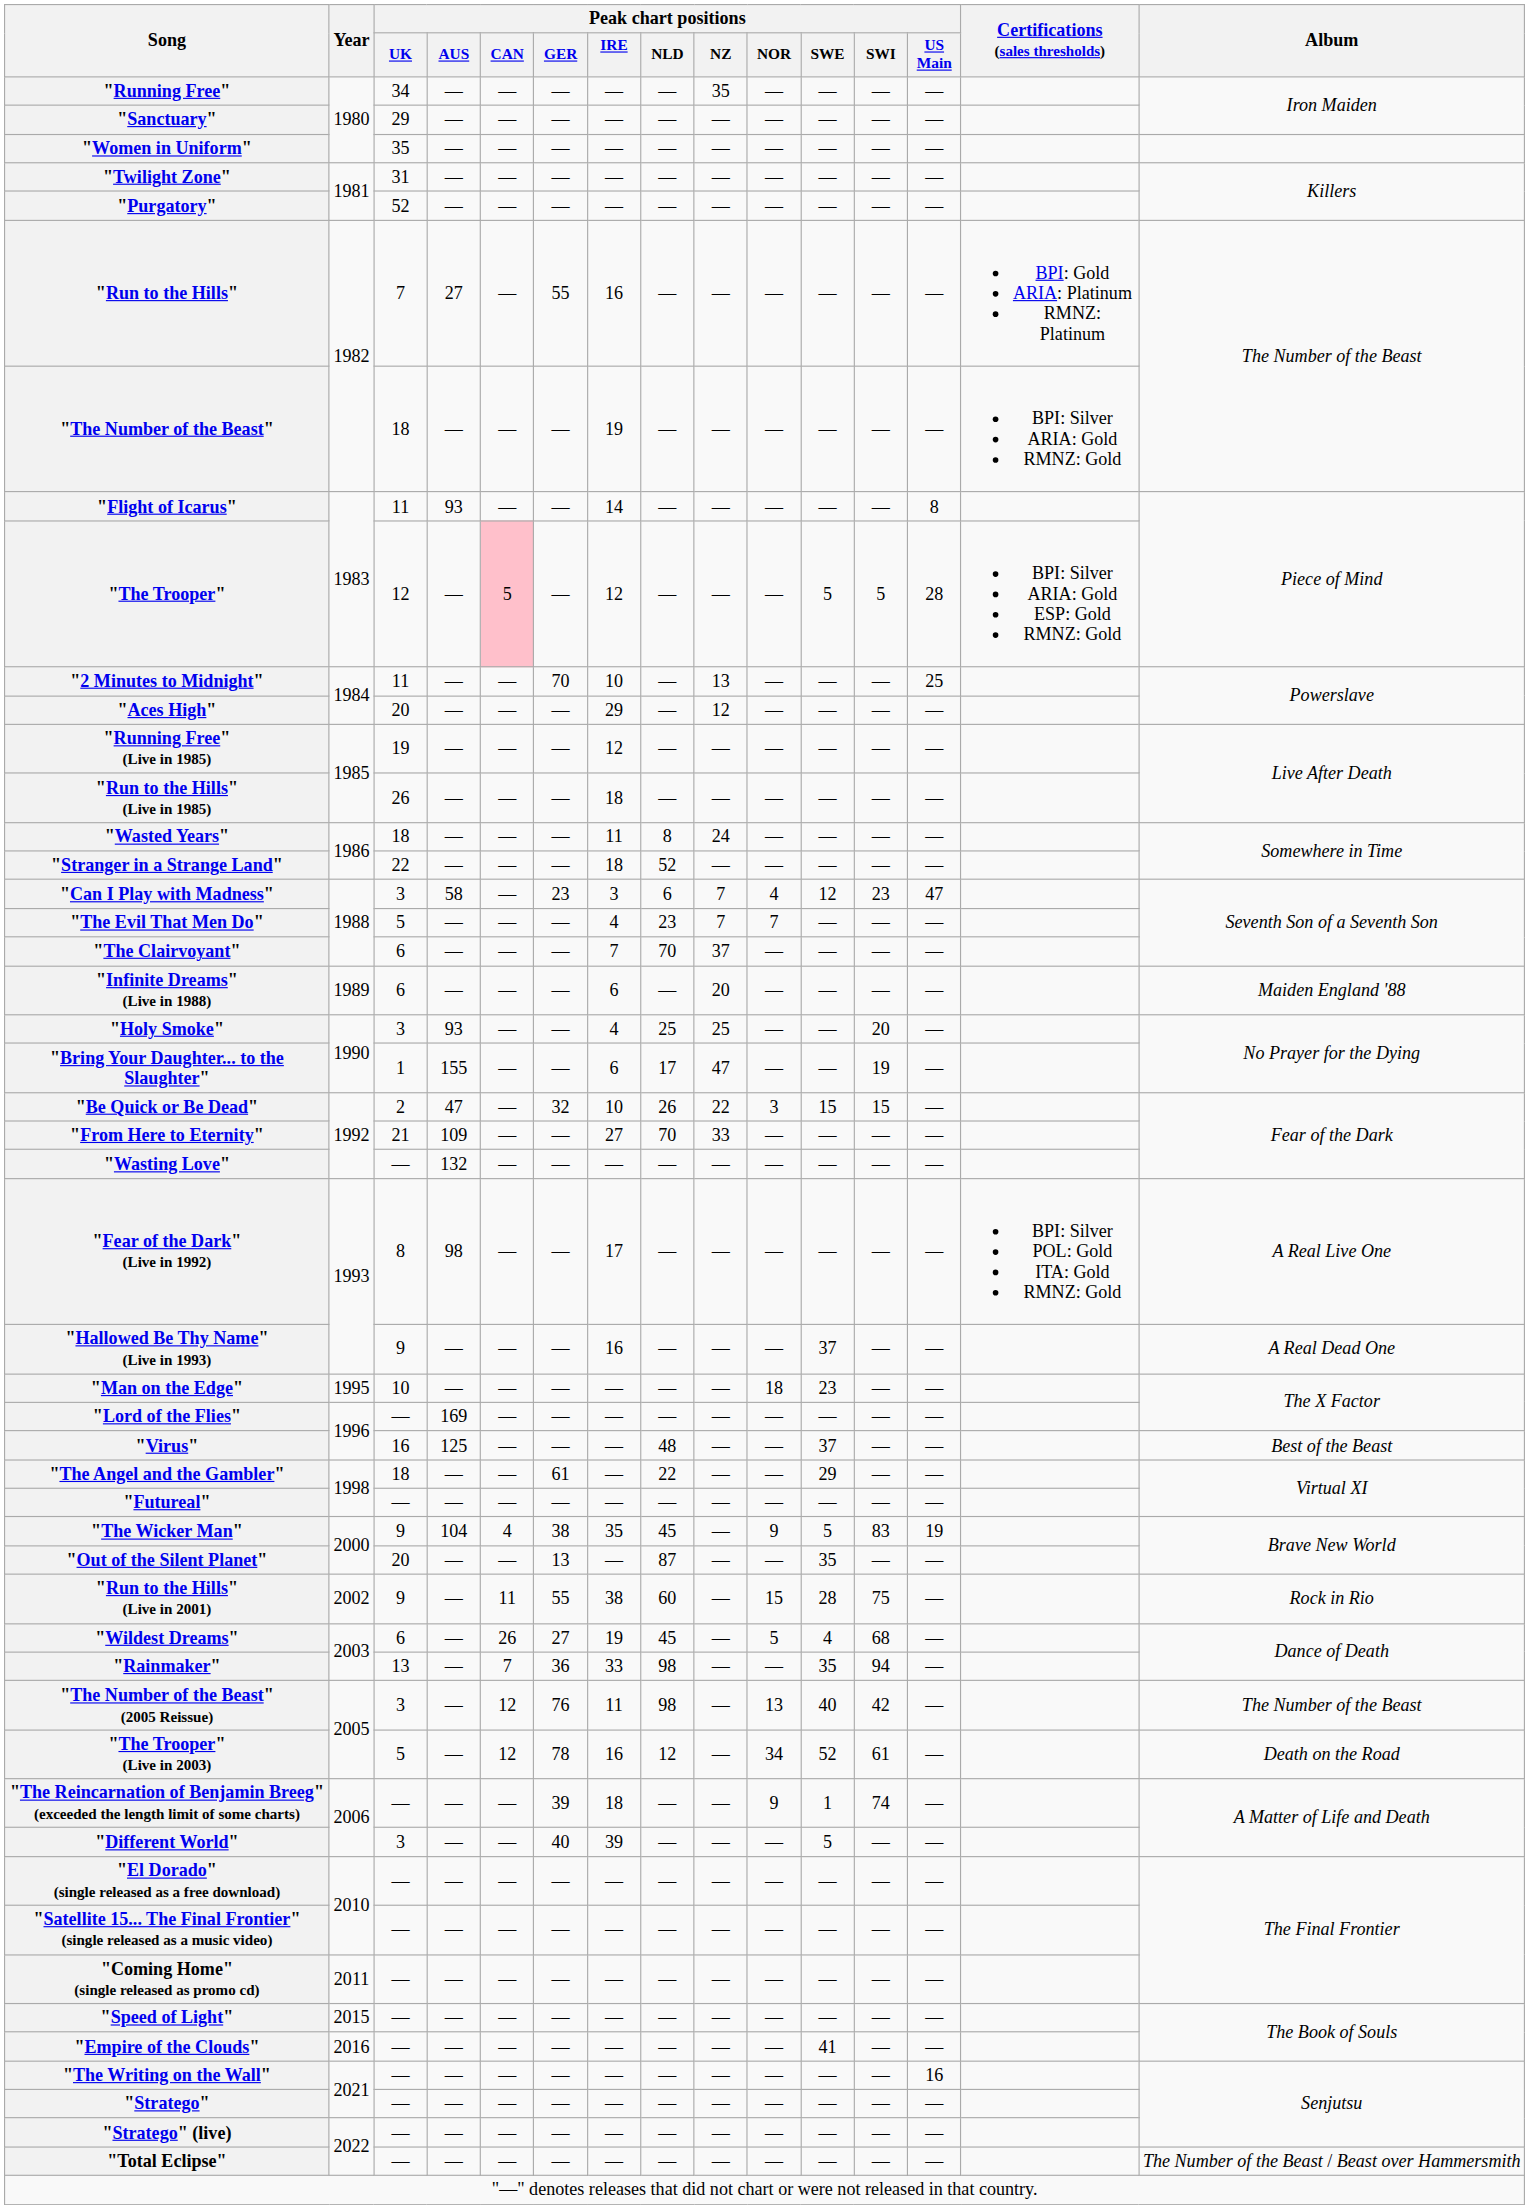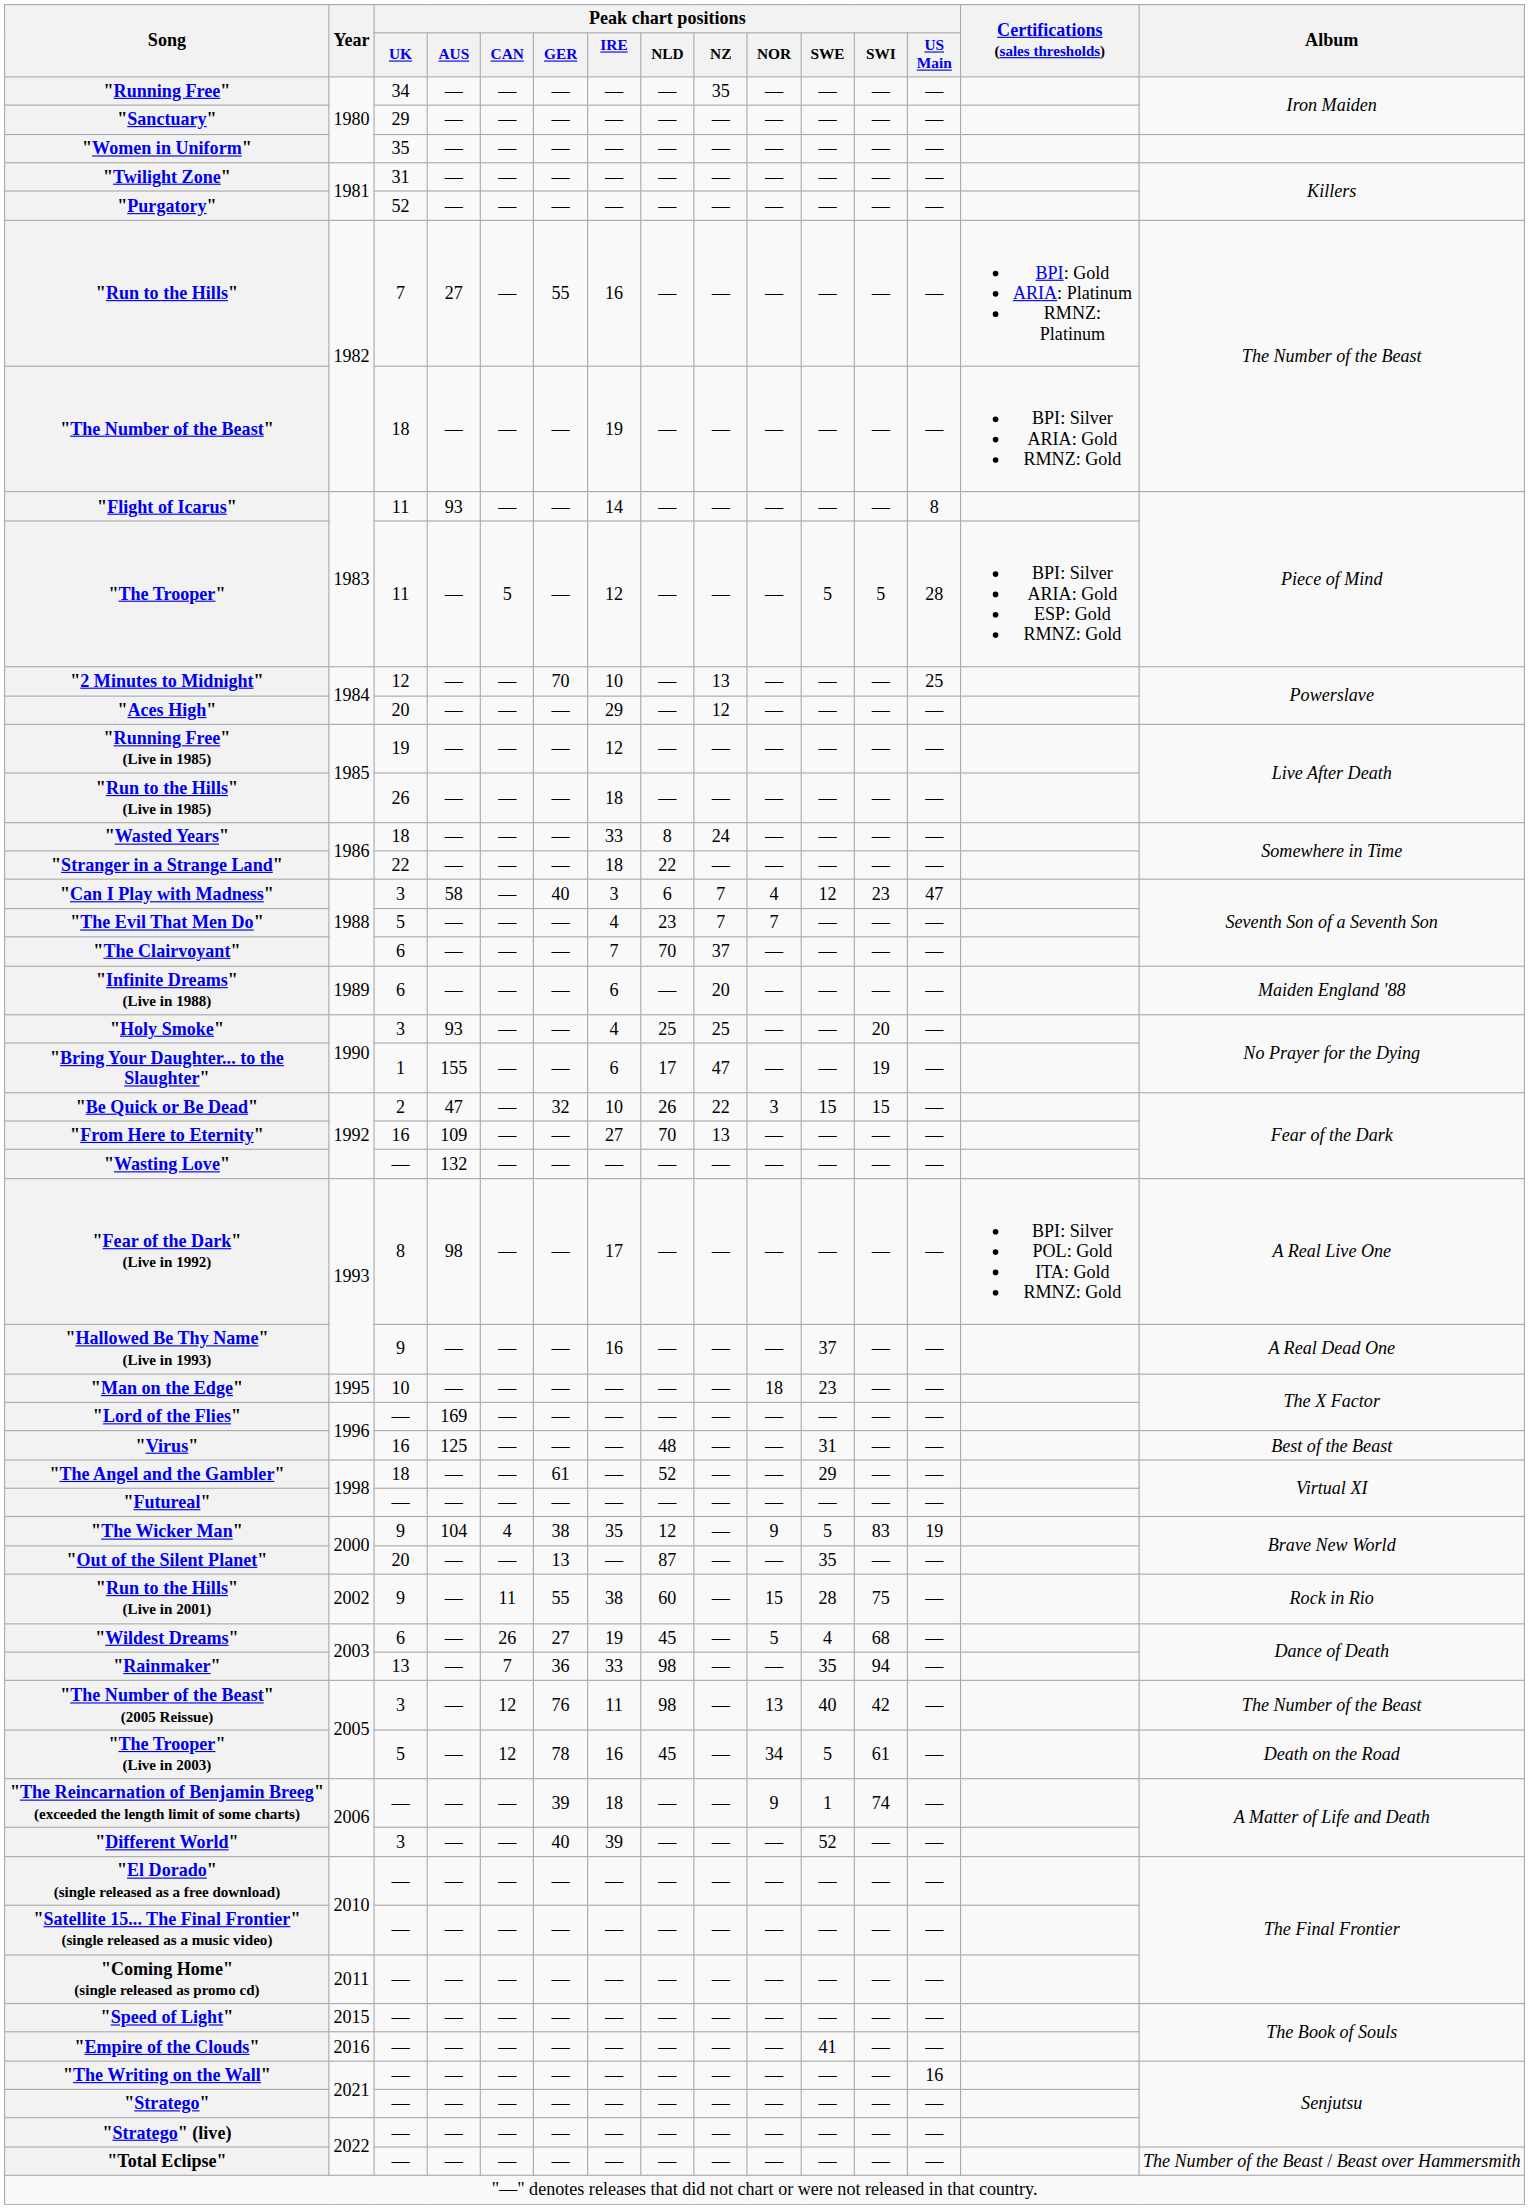(400, 593) 12 -> (400, 593) 11
(507, 593) pink background -> (507, 593) no background
(400, 681) 11 -> (400, 681) 12
(614, 836) 11 -> (614, 836) 33
(667, 865) 52 -> (667, 865) 22
(561, 893) 23 -> (561, 893) 40
(400, 1135) 21 -> (400, 1135) 16
(721, 1135) 33 -> (721, 1135) 13
(827, 1445) 37 -> (827, 1445) 31
(667, 1473) 22 -> (667, 1473) 52
(667, 1531) 45 -> (667, 1531) 12
(667, 1754) 12 -> (667, 1754) 45
(827, 1754) 52 -> (827, 1754) 5
(827, 1842) 5 -> (827, 1842) 52
